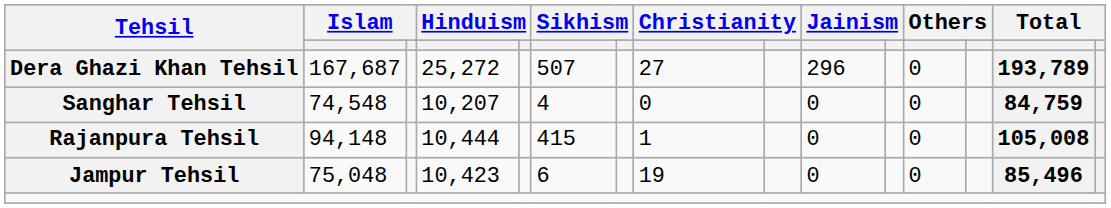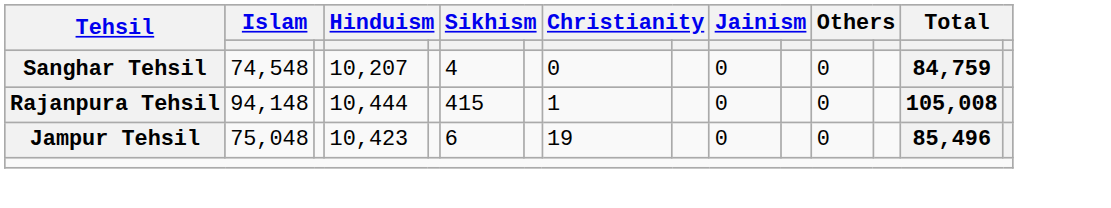- row: (154, 69)
